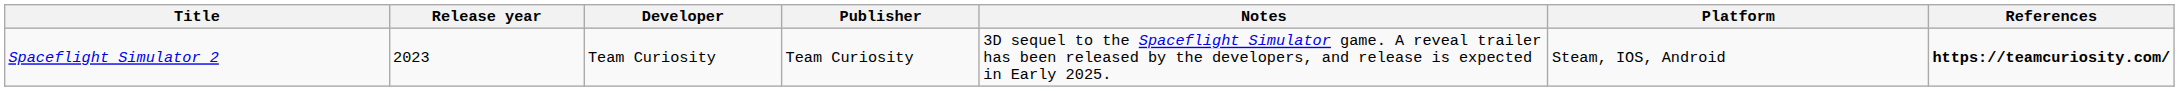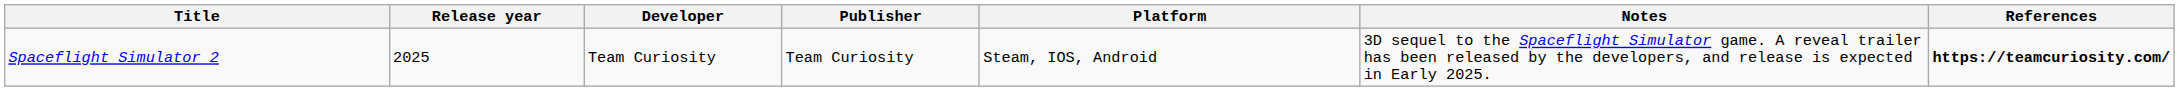columns swapped: (1738, 17) <-> (1264, 17)
(411, 57) 2023 -> (411, 57) 2025
